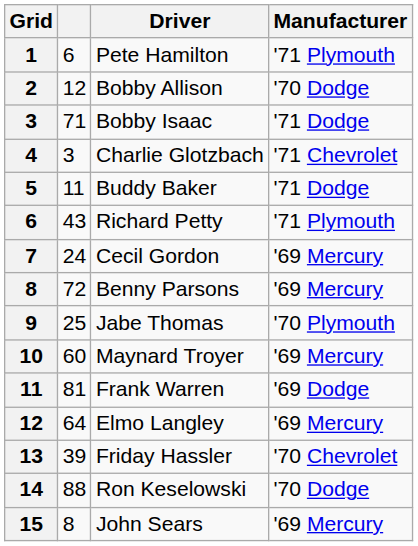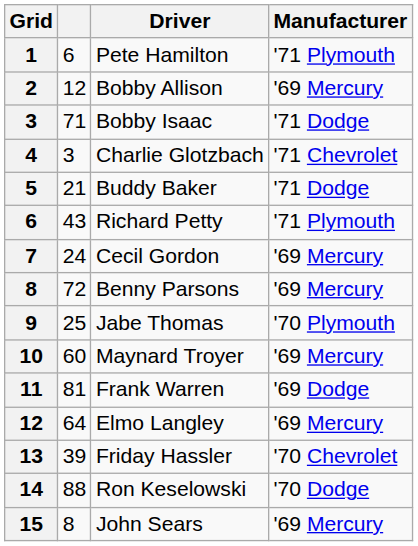(321, 88) '70 Dodge -> (328, 88) '69 Mercury
(74, 188) 11 -> (74, 188) 21
